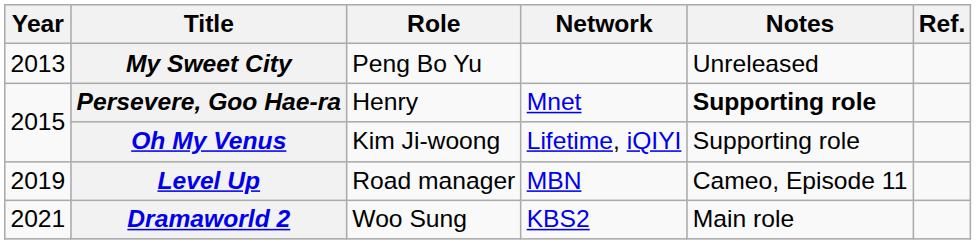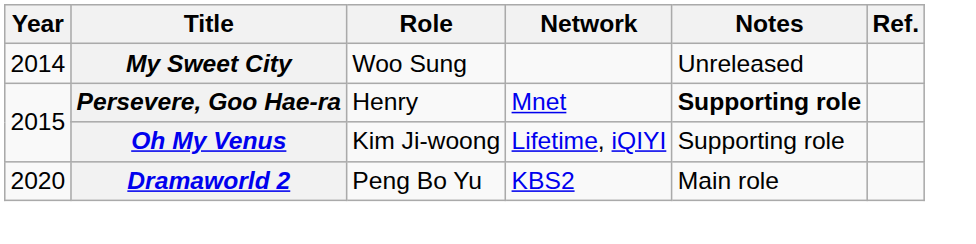(38, 63) 2013 -> (38, 63) 2014
(417, 63) Peng Bo Yu -> (410, 63) Woo Sung
- row: (209, 180)
(38, 219) 2021 -> (38, 180) 2020
(410, 219) Woo Sung -> (417, 180) Peng Bo Yu
